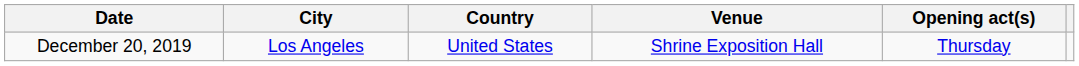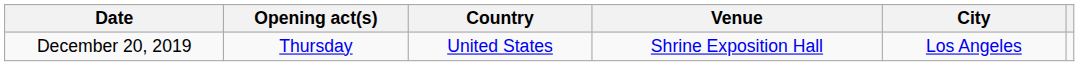columns swapped: (316, 18) <-> (974, 18)
